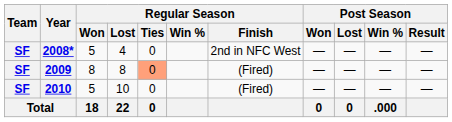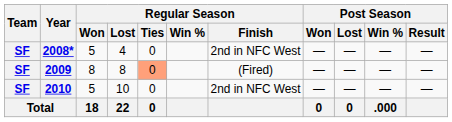(256, 89) (Fired) -> (256, 89) 2nd in NFC West
